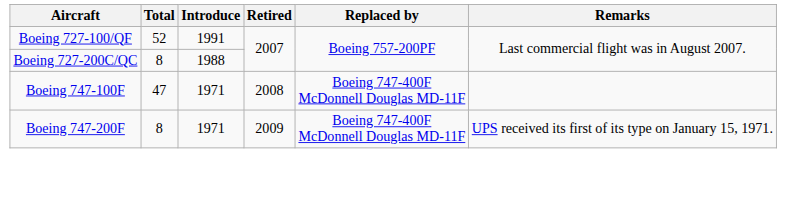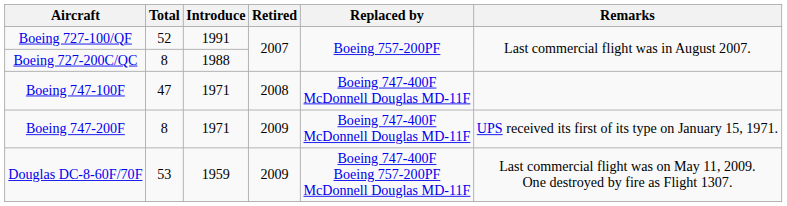+ row: (75, 174)
